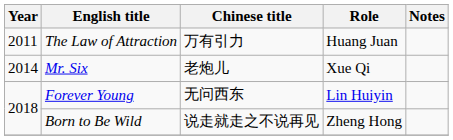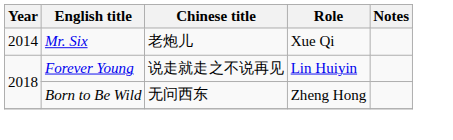- row: (111, 41)
(214, 94) 无问西东 -> (216, 67) 说走就走之不说再见
(252, 121) 说走就走之不说再见 -> (178, 94) 无问西东
